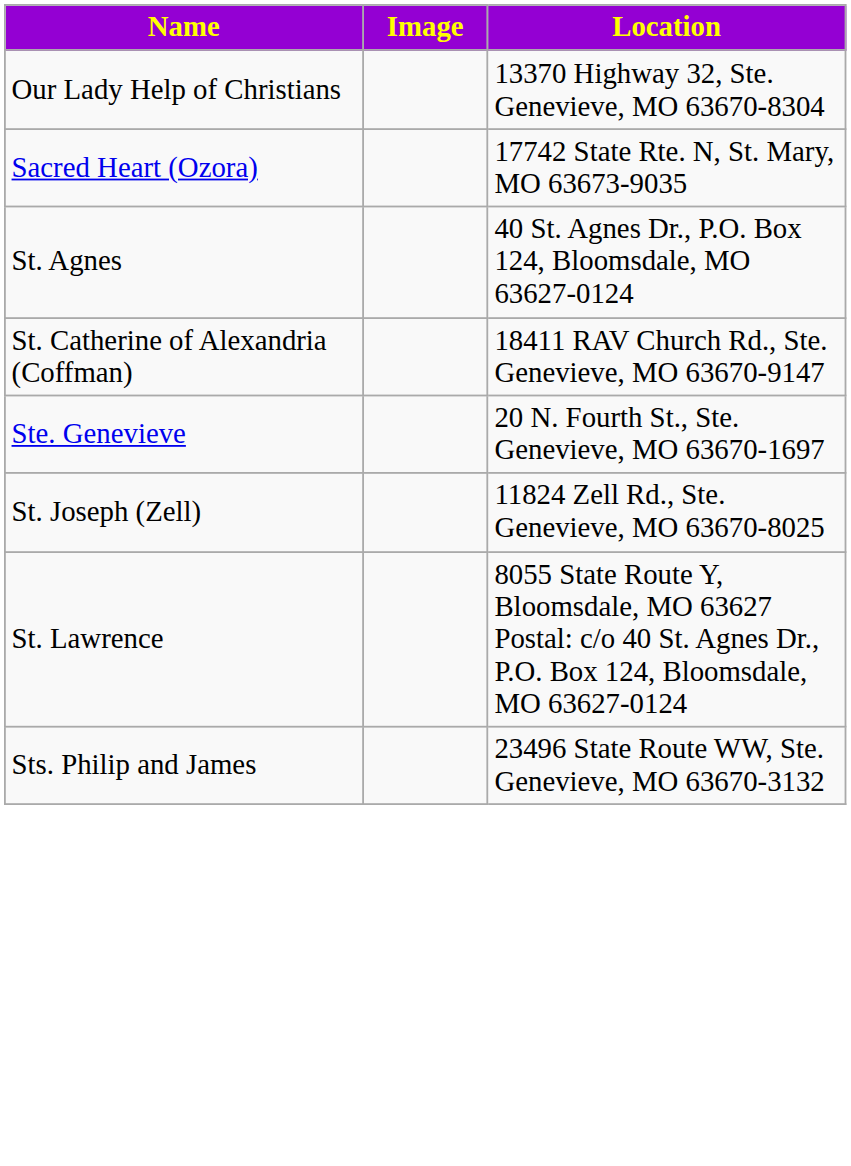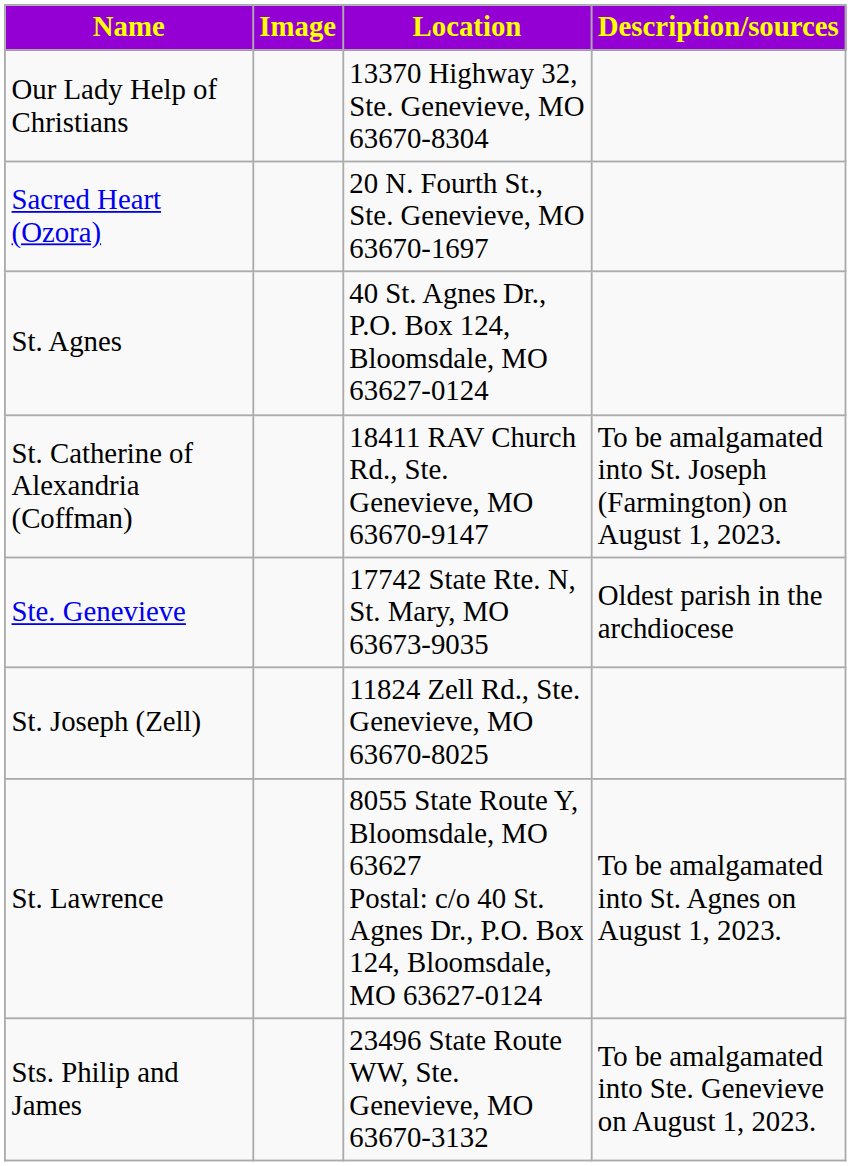+ column: (718, 27)
(664, 167) 17742 State Rte. N, St. Mary, MO 63673-9035 -> (467, 215) 20 N. Fourth St., Ste. Genevieve, MO 63670-1697
(660, 433) 20 N. Fourth St., Ste. Genevieve, MO 63670-1697 -> (463, 612) 17742 State Rte. N, St. Mary, MO 63673-9035
